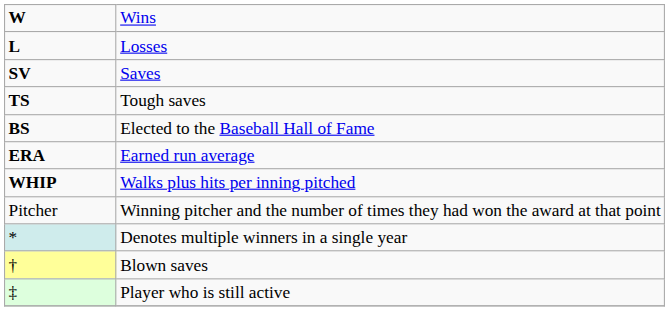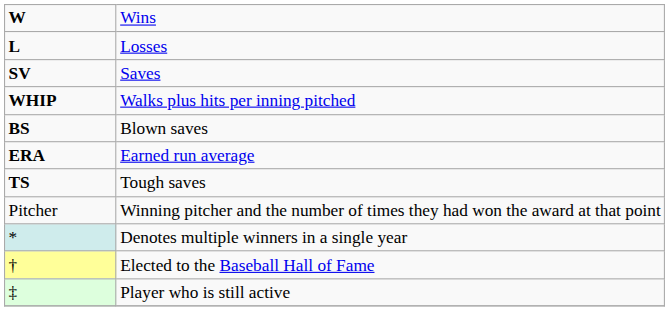rows swapped: (19, 100) <-> (33, 182)
(247, 127) Elected to the Baseball Hall of Fame -> (164, 127) Blown saves
(164, 264) Blown saves -> (247, 264) Elected to the Baseball Hall of Fame
